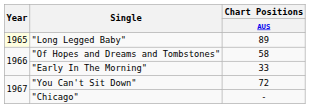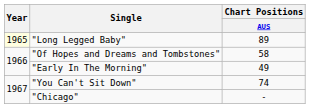(264, 68) 33 -> (264, 68) 49
(264, 82) 72 -> (264, 82) 74
